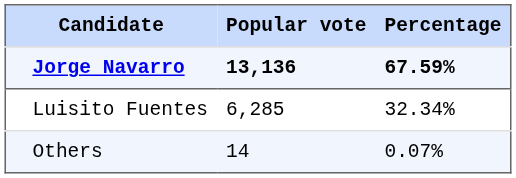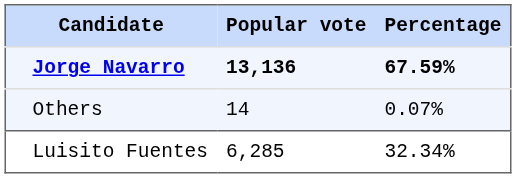rows swapped: (120, 110) <-> (68, 152)
